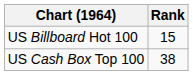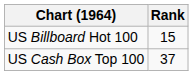(168, 59) 38 -> (168, 59) 37
